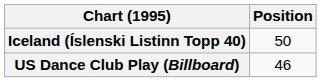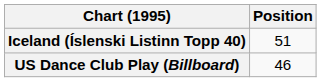(283, 40) 50 -> (283, 40) 51
